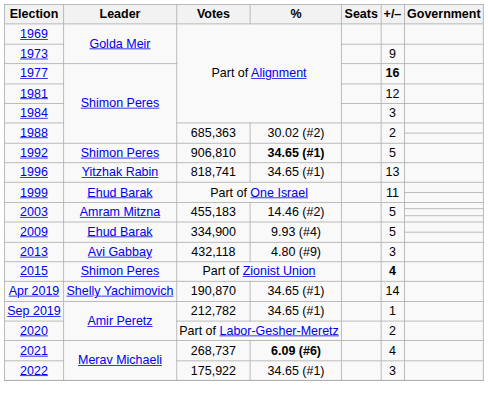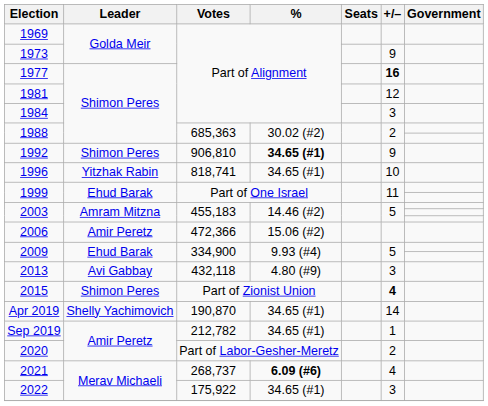(392, 152) 5 -> (392, 152) 9
(392, 172) 13 -> (392, 172) 10
+ row: (34, 232)
